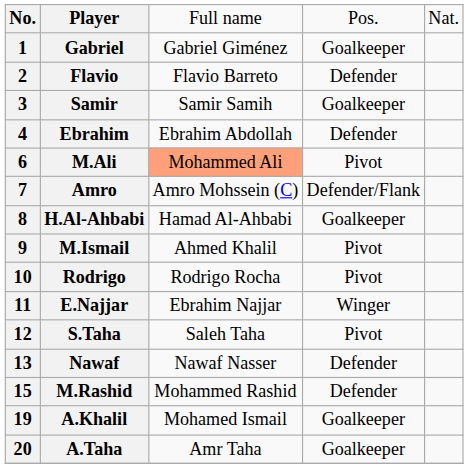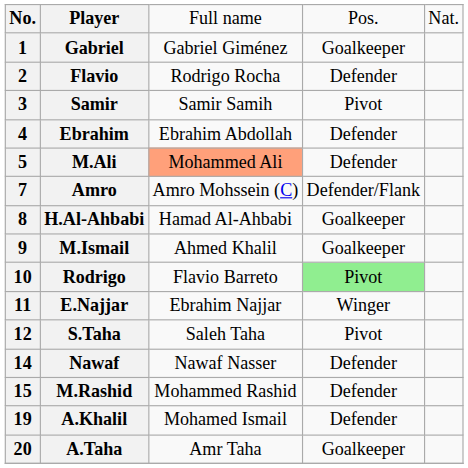(225, 76) Flavio Barreto -> (225, 76) Rodrigo Rocha
(363, 104) Goalkeeper -> (363, 104) Pivot
(23, 162) 6 -> (23, 162) 5
(363, 162) Pivot -> (363, 162) Defender
(363, 248) Pivot -> (363, 248) Goalkeeper
(225, 276) Rodrigo Rocha -> (225, 276) Flavio Barreto
(363, 276) no background -> (363, 276) lightgreen background
(23, 362) 13 -> (23, 362) 14
(363, 420) Goalkeeper -> (363, 420) Defender
